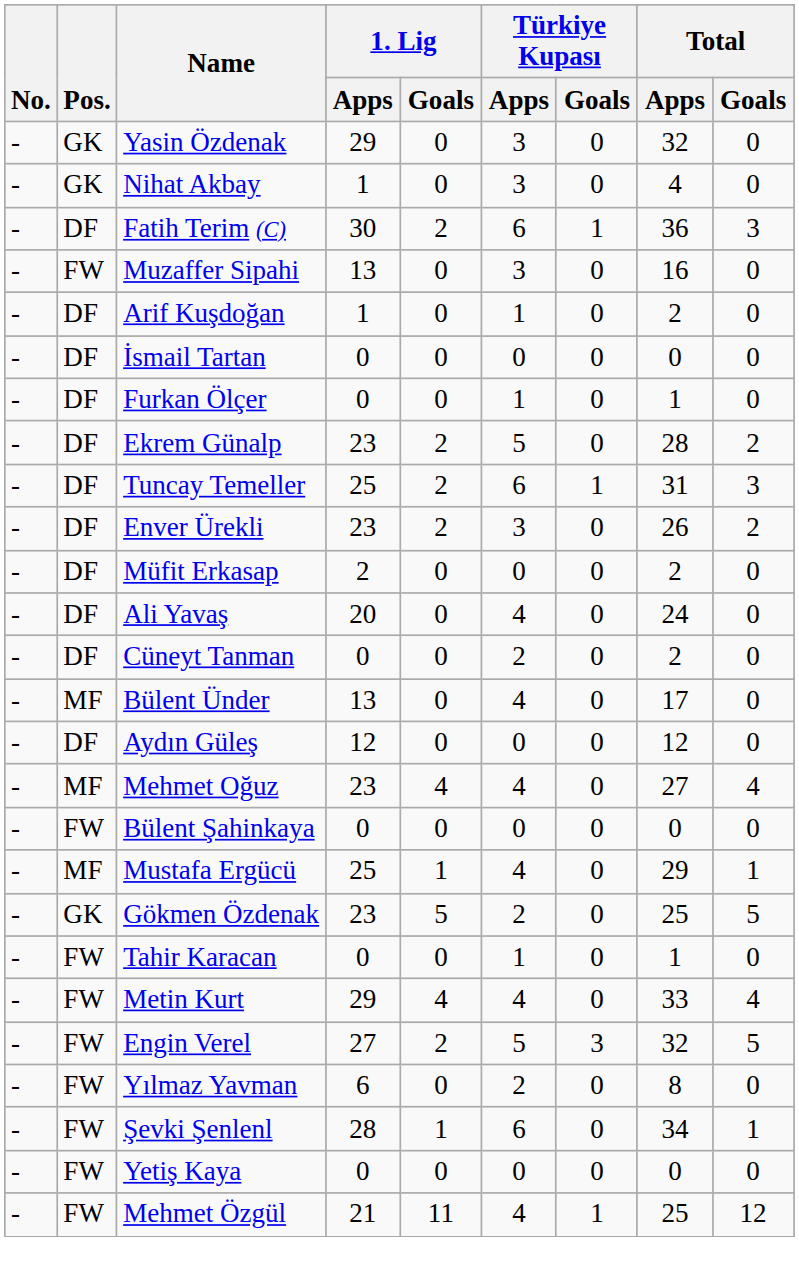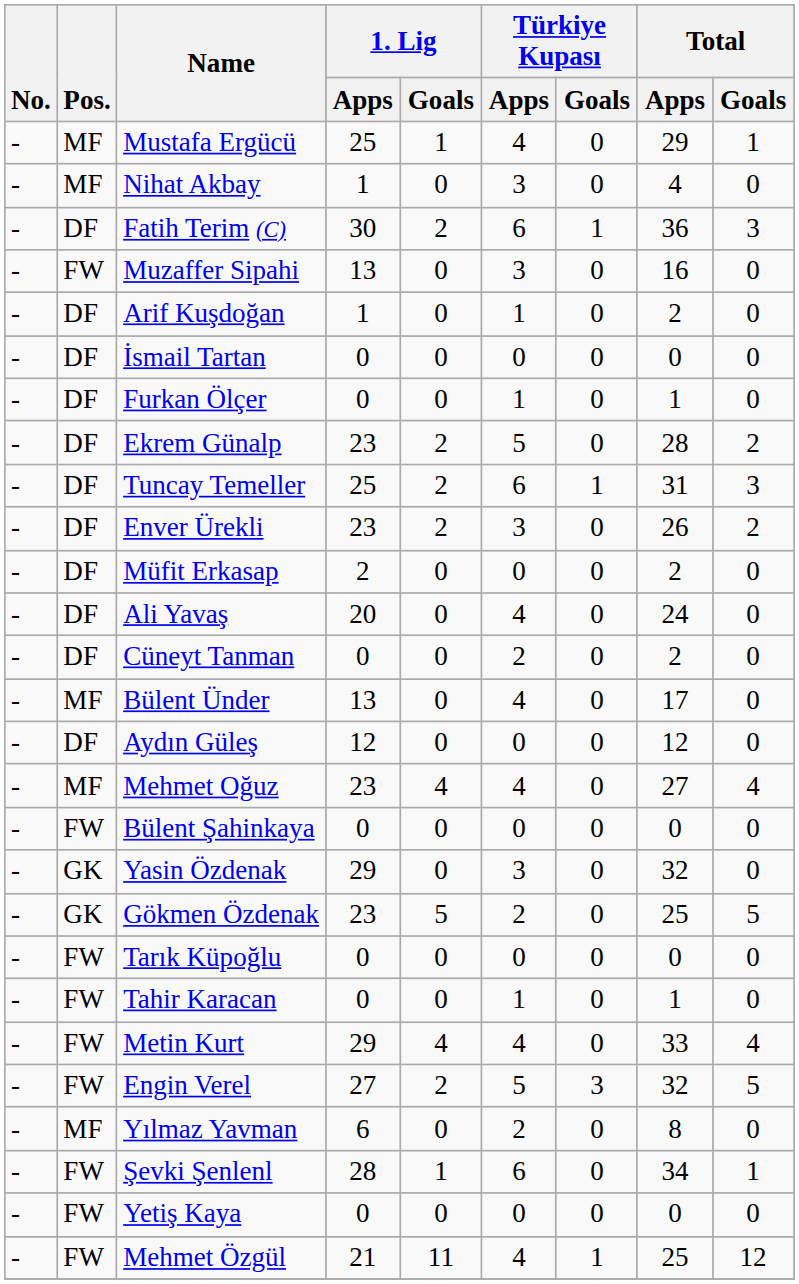rows swapped: (205, 142) <-> (210, 871)
(83, 185) GK -> (83, 185) MF
+ row: (202, 956)
(84, 1085) FW -> (83, 1128) MF
